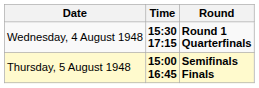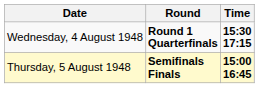columns swapped: (162, 13) <-> (217, 13)
